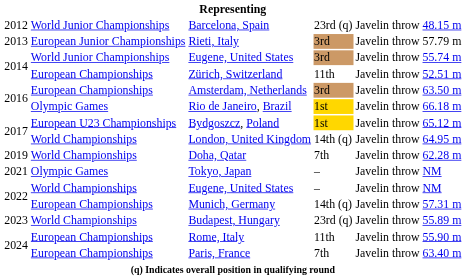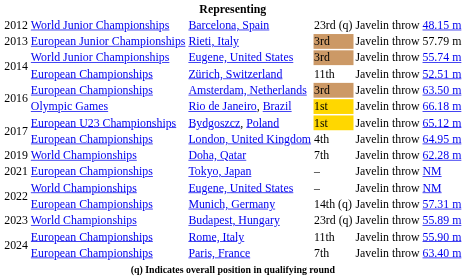(84, 139) World Championships -> (92, 139) European Championships
(333, 139) 14th (q) -> (322, 139) 4th
(69, 171) Olympic Games -> (92, 171) European Championships
